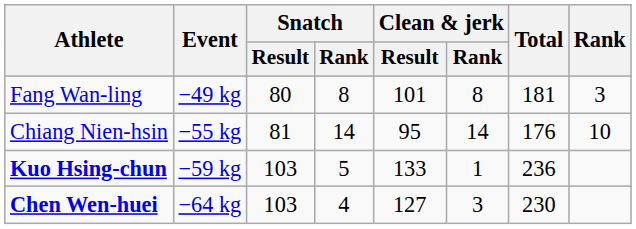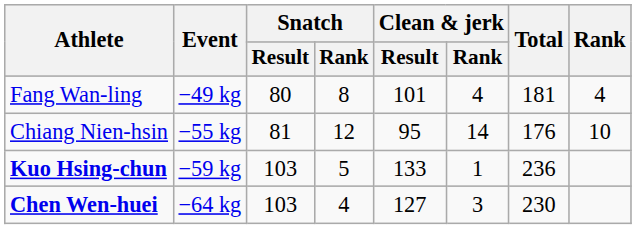(477, 94) 8 -> (477, 94) 4
(600, 94) 3 -> (600, 94) 4
(344, 131) 14 -> (344, 131) 12
